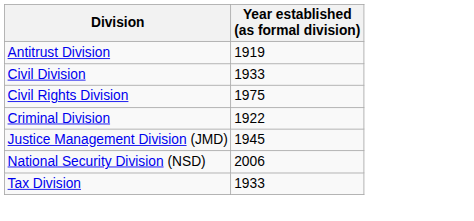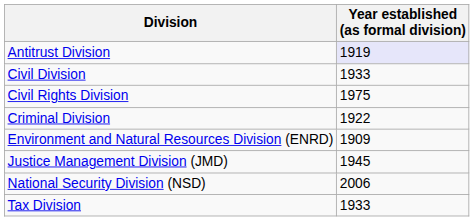(249, 52) no background -> (355, 52) lavender background
+ row: (170, 140)
